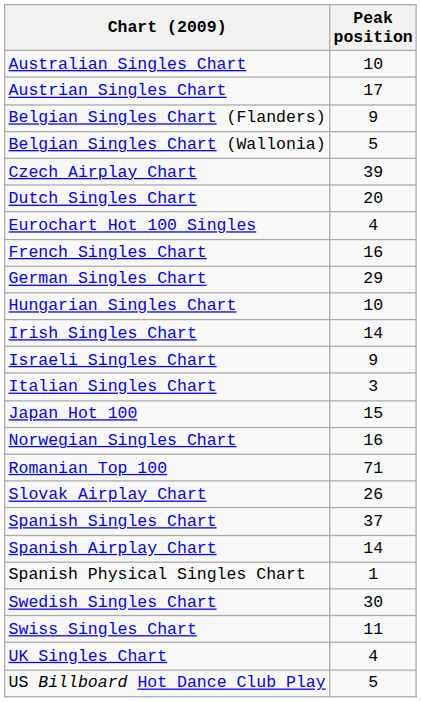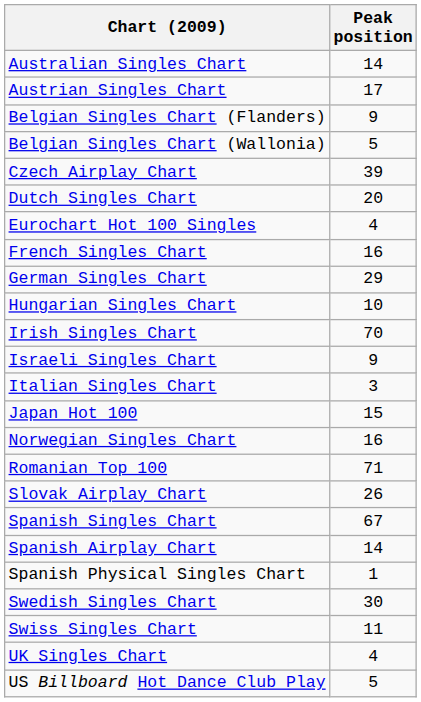(373, 64) 10 -> (373, 64) 14
(373, 333) 14 -> (373, 333) 70
(373, 521) 37 -> (373, 521) 67
